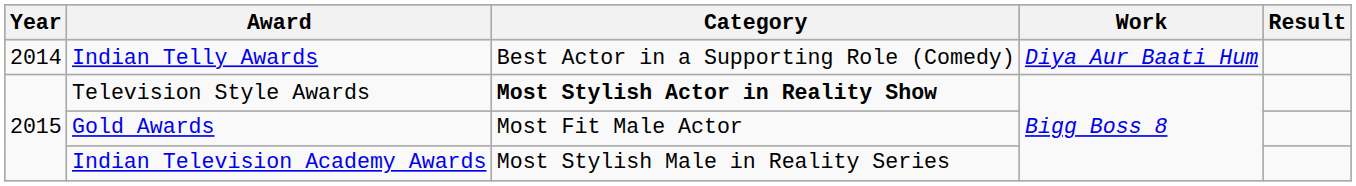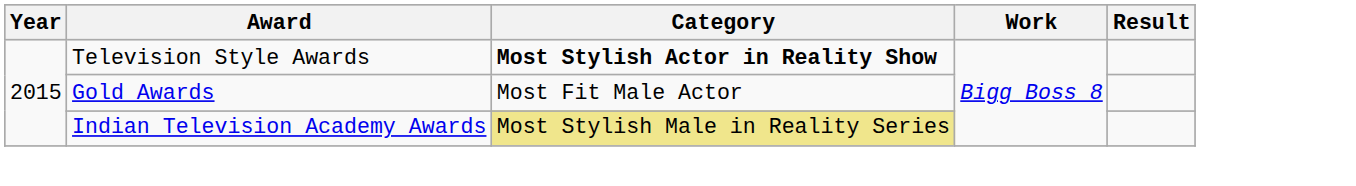- row: (195, 58)
(723, 163) no background -> (723, 128) khaki background
